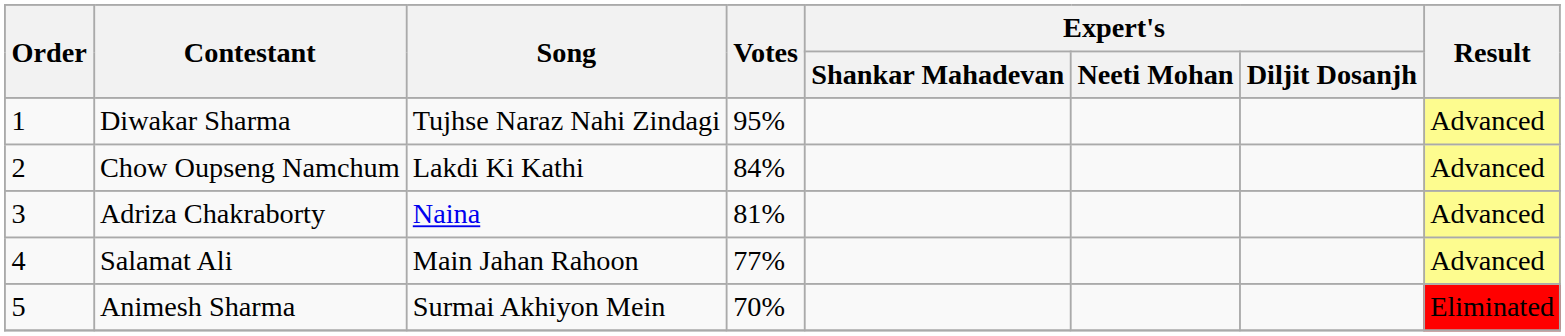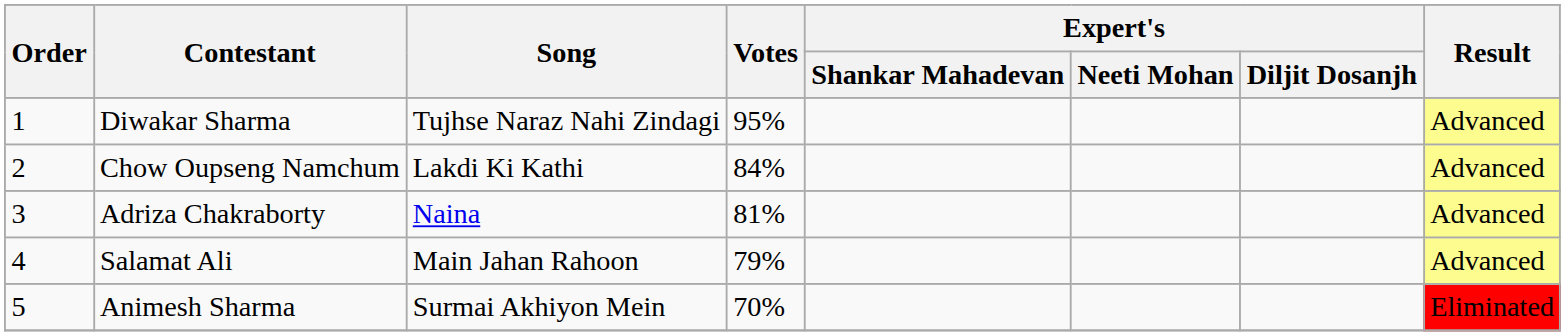(759, 261) 77% -> (759, 261) 79%
